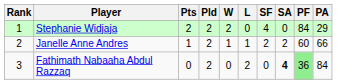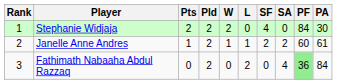(322, 29) 29 -> (322, 29) 30
(322, 45) 66 -> (322, 45) 61
(285, 66) bold -> (285, 66) normal
